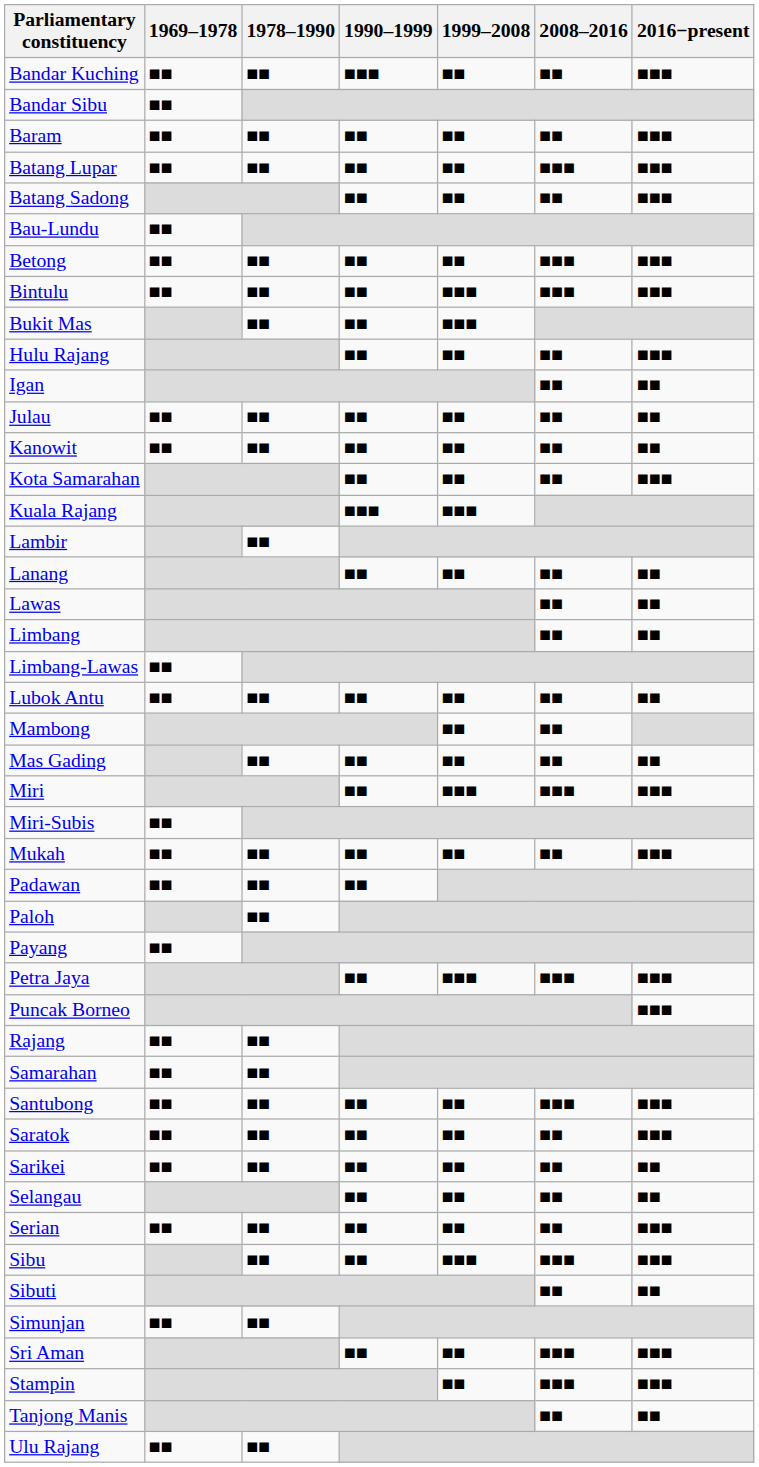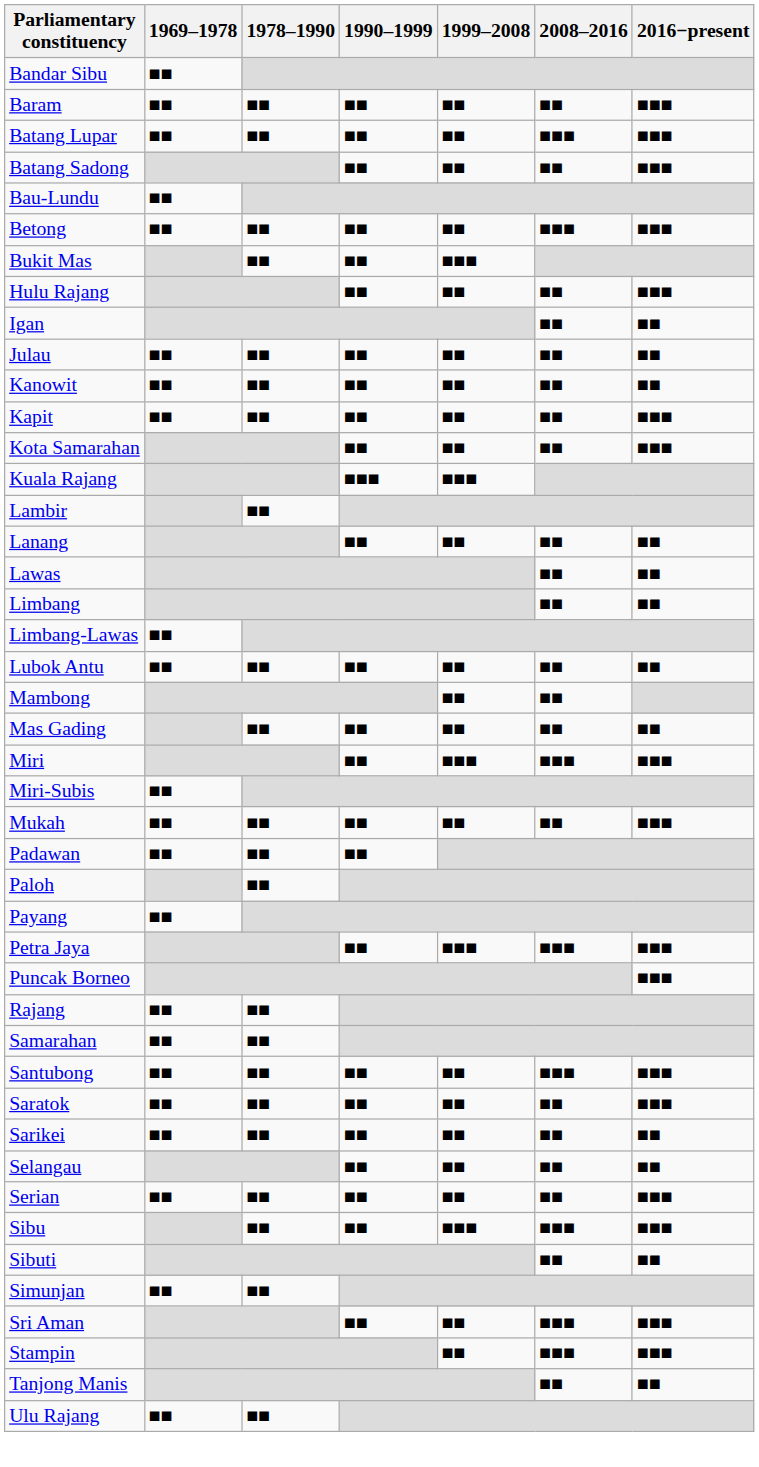- row: (74, 73)
- row: (39, 291)
+ row: (31, 416)
